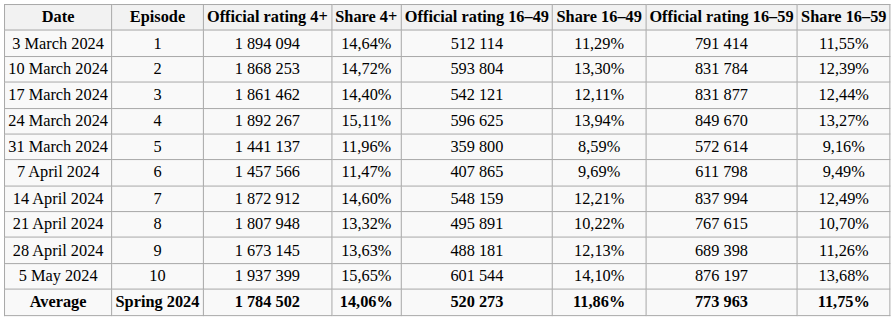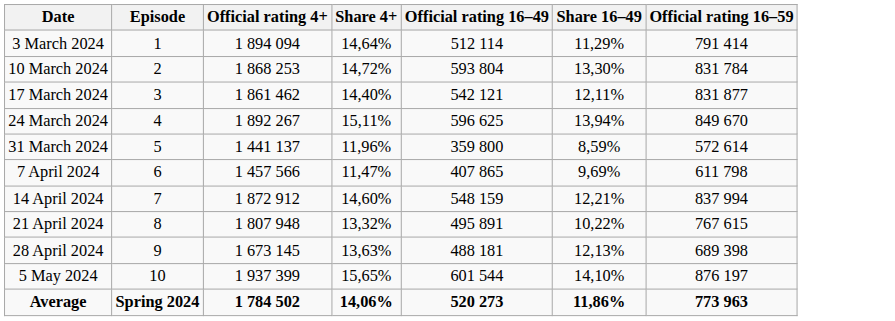- column: (844, 17)
